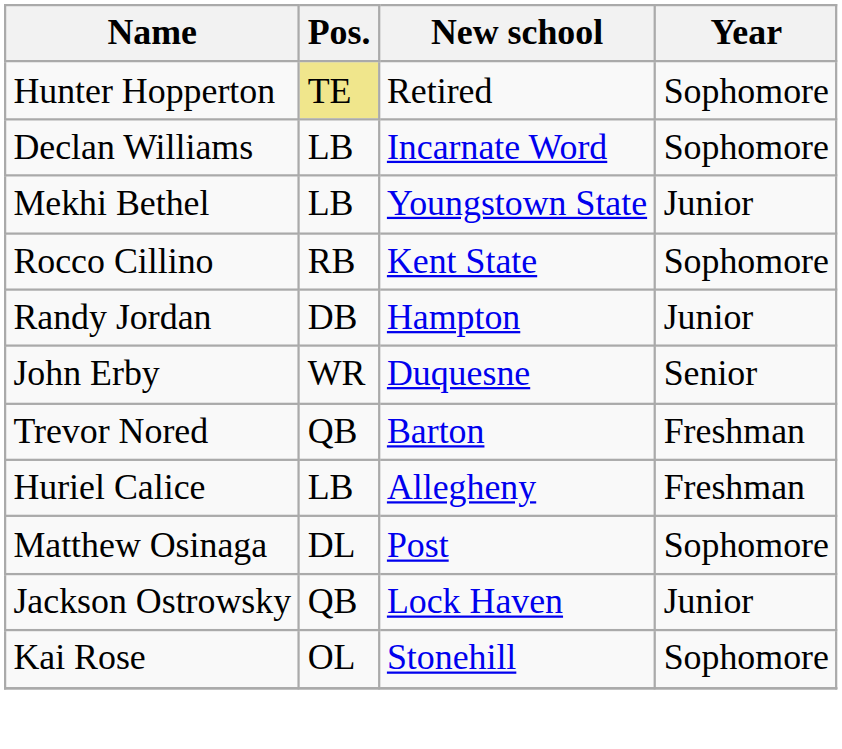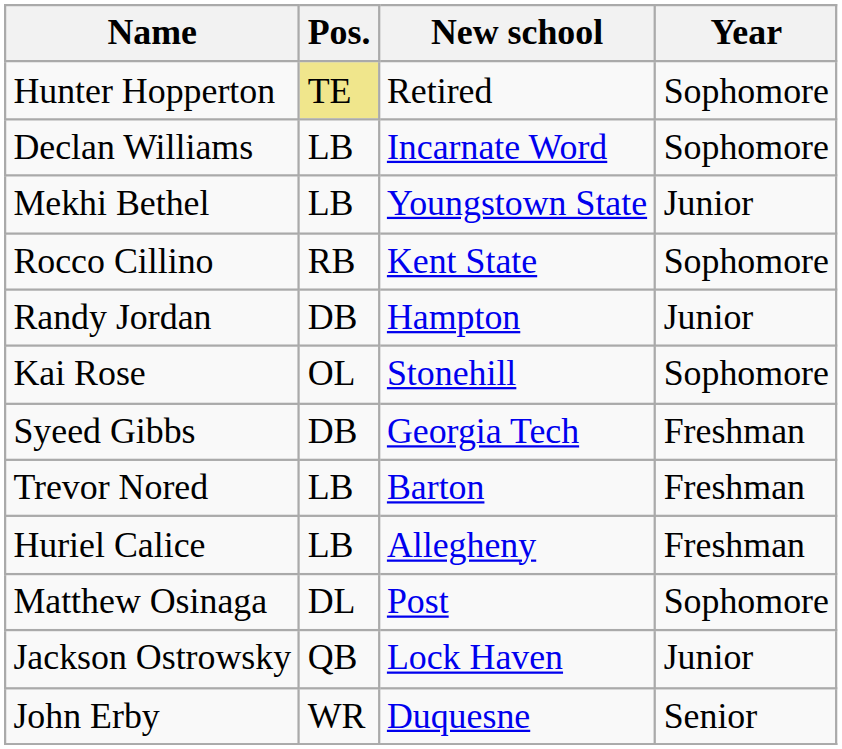rows swapped: (87, 373) <-> (80, 658)
+ row: (104, 430)
(333, 430) QB -> (331, 487) LB
